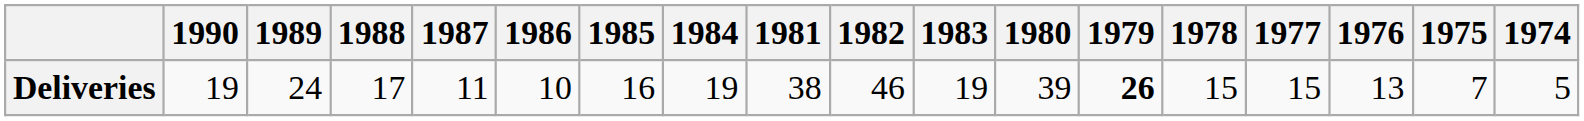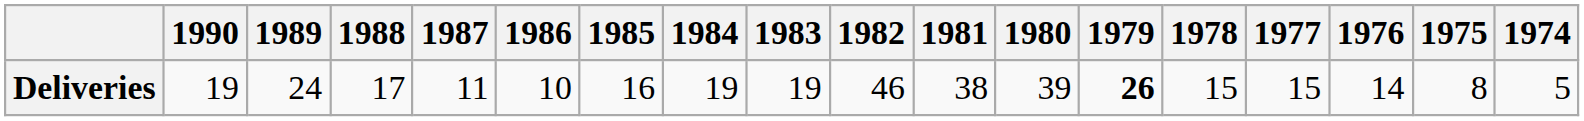columns swapped: (954, 32) <-> (788, 32)
(1388, 87) 13 -> (1388, 87) 14
(1479, 87) 7 -> (1479, 87) 8
